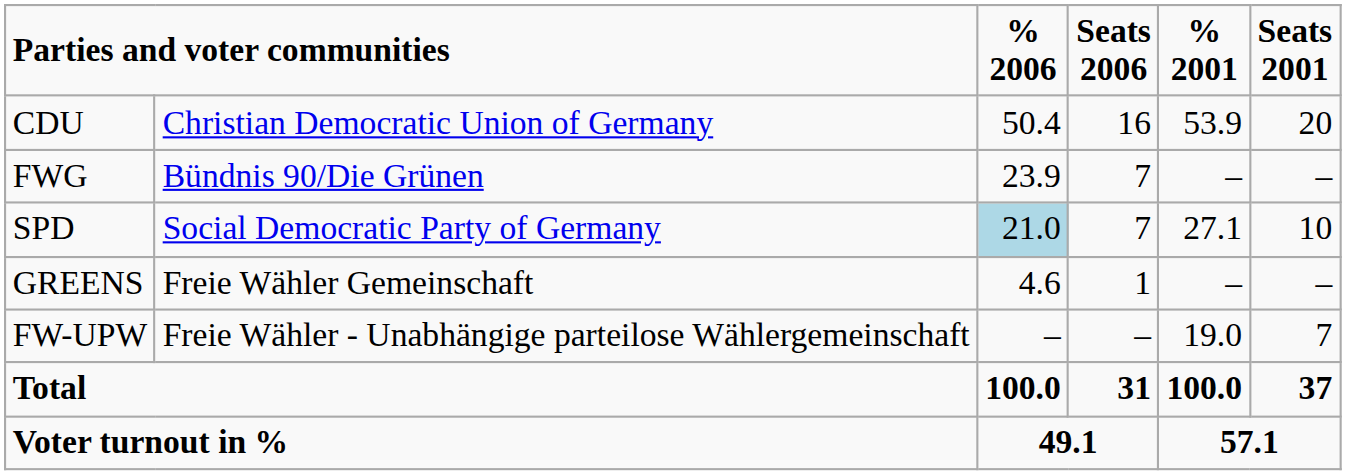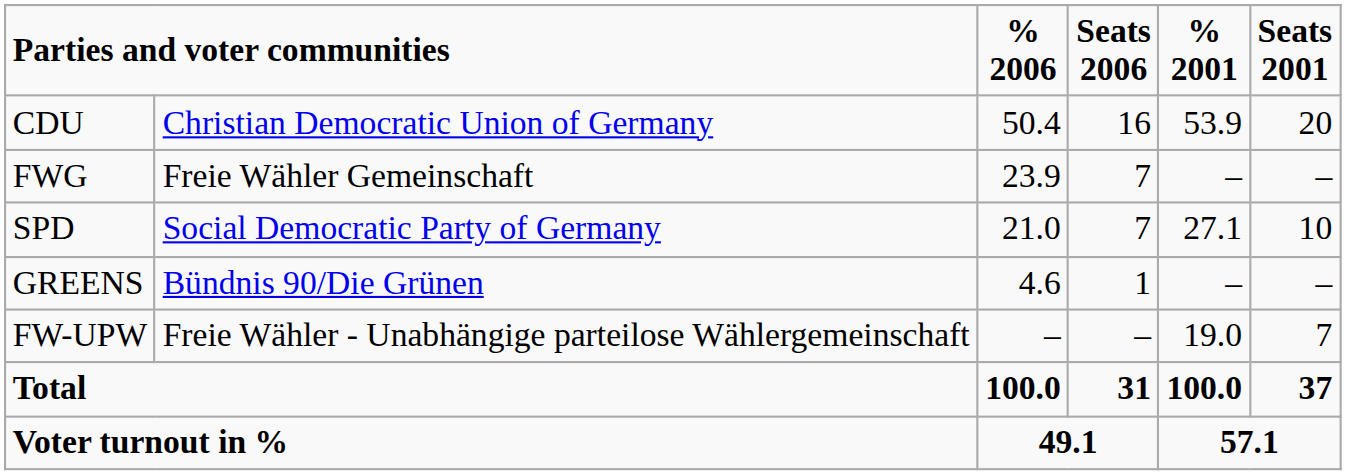(323, 175) Bündnis 90/Die Grünen -> (348, 175) Freie Wähler Gemeinschaft
(1031, 228) lightblue background -> (1031, 228) no background
(348, 282) Freie Wähler Gemeinschaft -> (323, 282) Bündnis 90/Die Grünen
